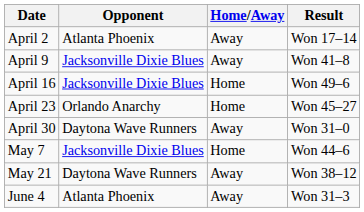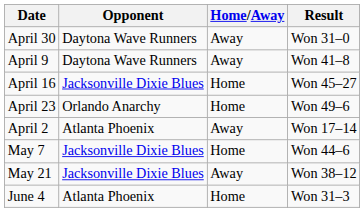rows swapped: (28, 38) <-> (32, 128)
(133, 60) Jacksonville Dixie Blues -> (129, 60) Daytona Wave Runners
(320, 83) Won 49–6 -> (324, 83) Won 45–27
(324, 106) Won 45–27 -> (320, 106) Won 49–6
(129, 173) Daytona Wave Runners -> (133, 173) Jacksonville Dixie Blues
(227, 196) Away -> (228, 196) Home
